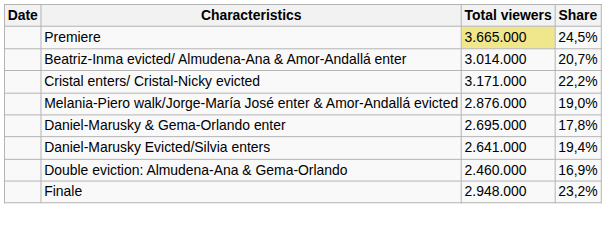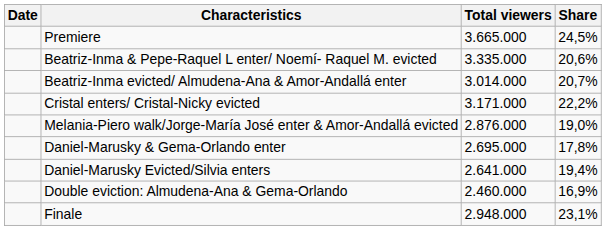(496, 37) khaki background -> (496, 37) no background
+ row: (240, 59)
(578, 192) 23,2% -> (578, 214) 23,1%
